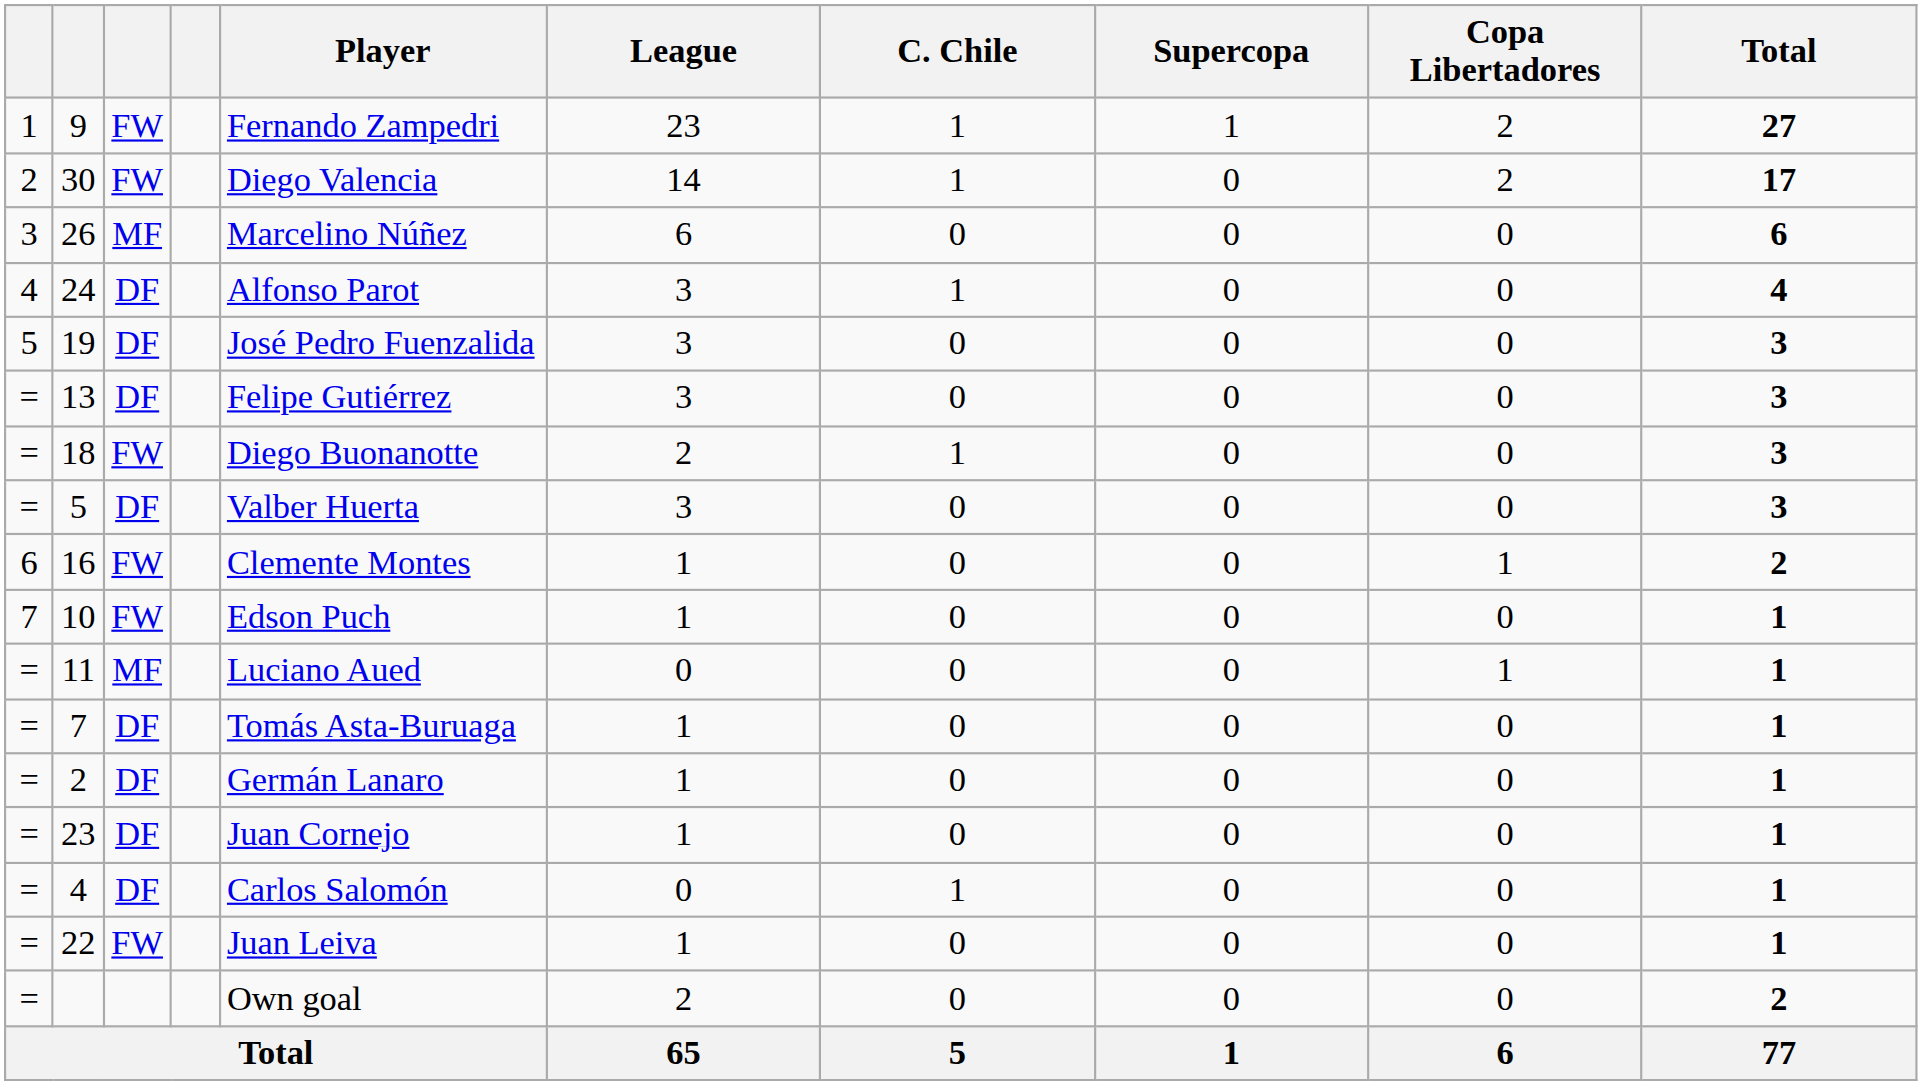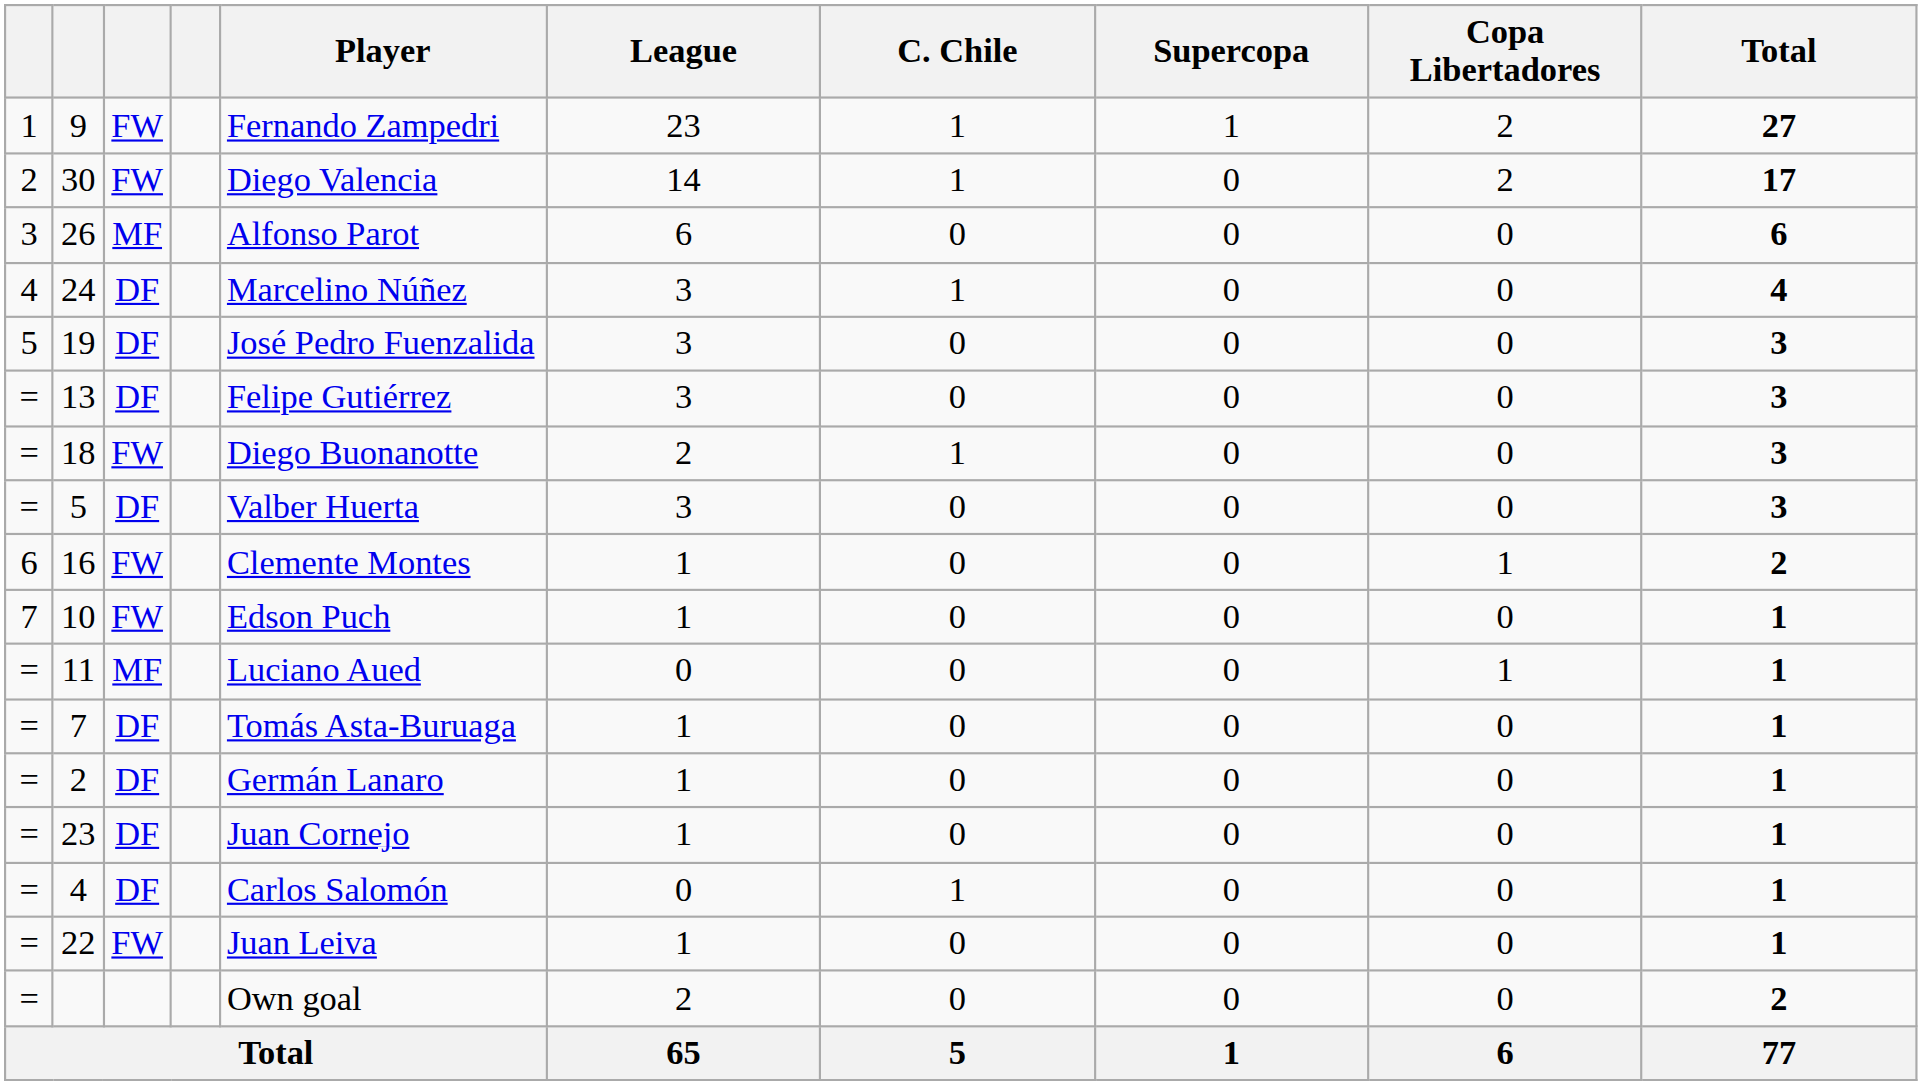(347, 234) Marcelino Núñez -> (323, 234) Alfonso Parot
(323, 288) Alfonso Parot -> (347, 288) Marcelino Núñez
